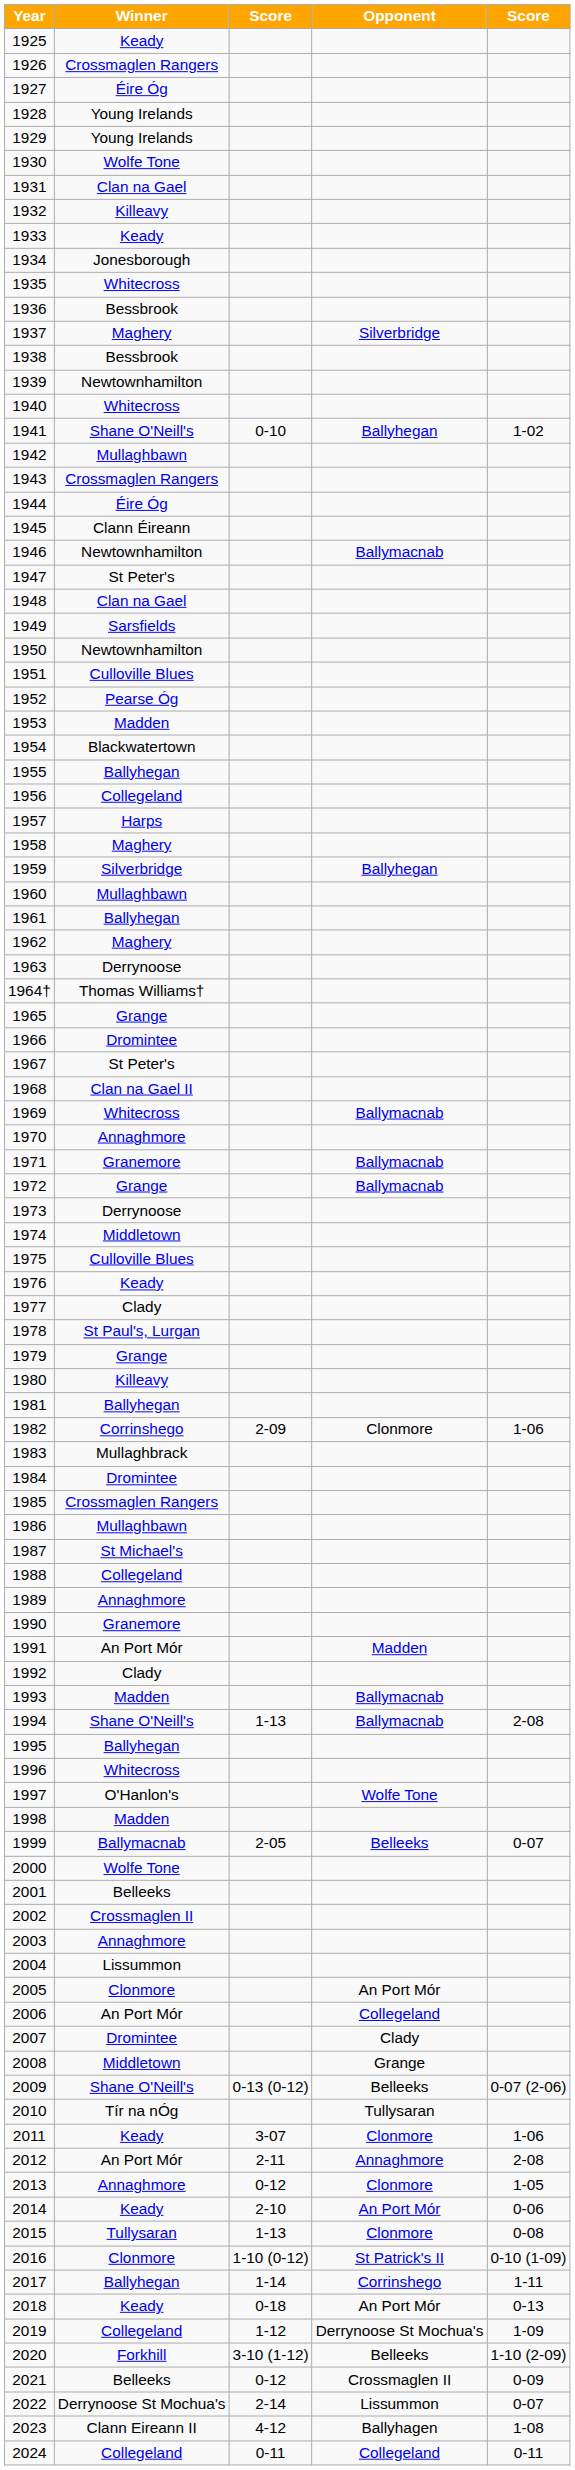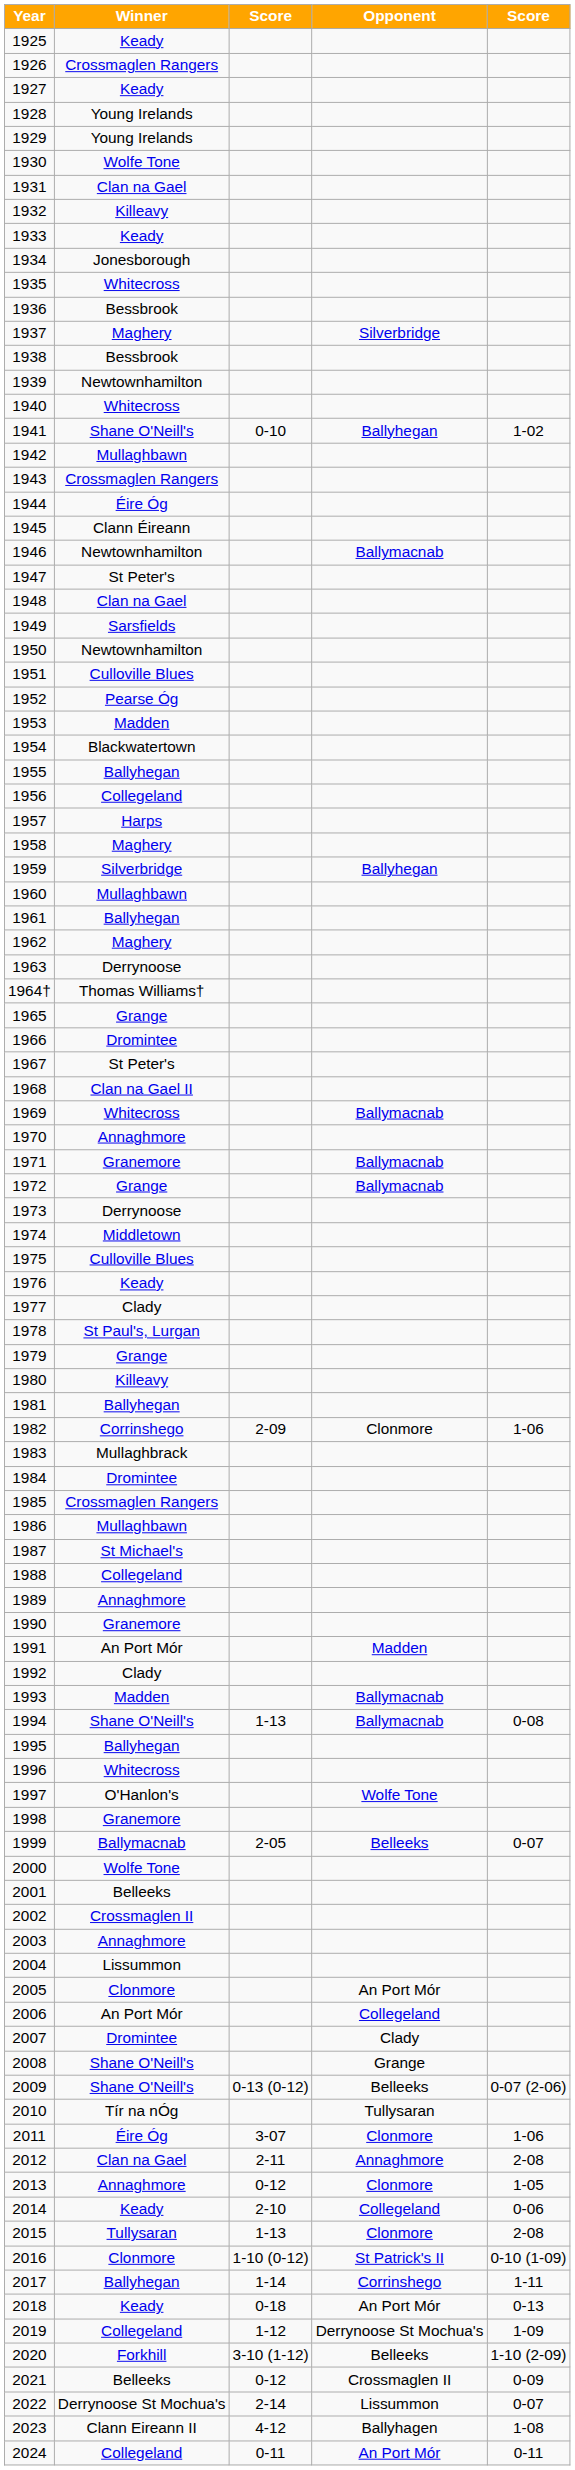(142, 89) Éire Óg -> (142, 89) Keady
(528, 1721) 2-08 -> (528, 1721) 0-08
(142, 1819) Madden -> (142, 1819) Granemore
(142, 2062) Middletown -> (142, 2062) Shane O'Neill's
(142, 2136) Keady -> (142, 2136) Éire Óg
(142, 2160) An Port Mór -> (142, 2160) Clan na Gael
(400, 2209) An Port Mór -> (400, 2209) Collegeland
(528, 2233) 0-08 -> (528, 2233) 2-08
(400, 2452) Collegeland -> (400, 2452) An Port Mór
